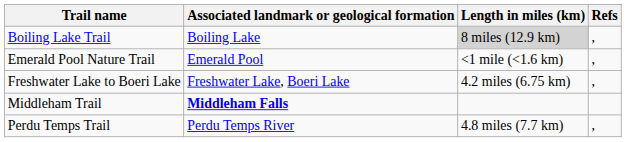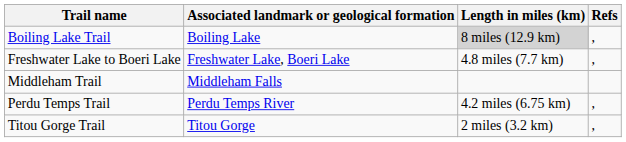- row: (81, 59)
(516, 81) 4.2 miles (6.75 km) -> (512, 59) 4.8 miles (7.7 km)
(238, 103) bold -> (235, 81) normal
(512, 125) 4.8 miles (7.7 km) -> (516, 103) 4.2 miles (6.75 km)
+ row: (56, 125)
